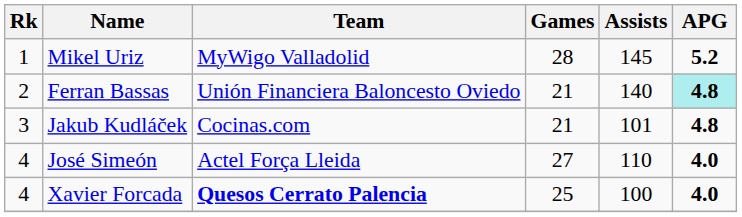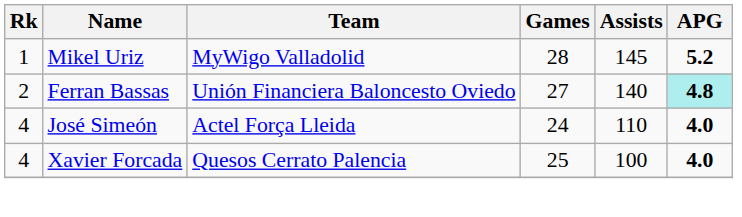(563, 90) 21 -> (558, 90) 27
- row: (117, 125)
(563, 159) 27 -> (558, 125) 24
(312, 194) bold -> (299, 159) normal
